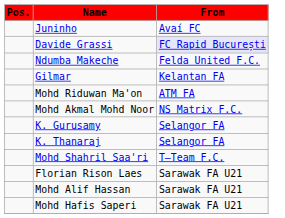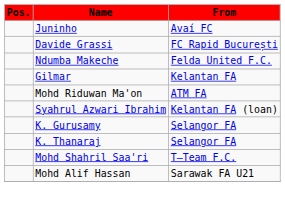(212, 45) lavender background -> (224, 45) no background
+ row: (101, 109)
- row: (95, 109)
- row: (89, 173)
- row: (86, 206)
